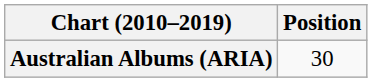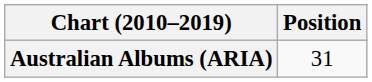(322, 58) 30 -> (322, 58) 31
